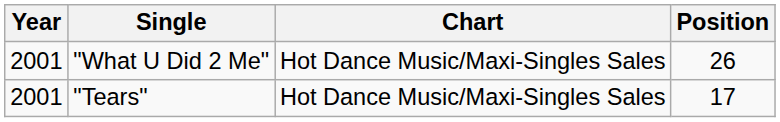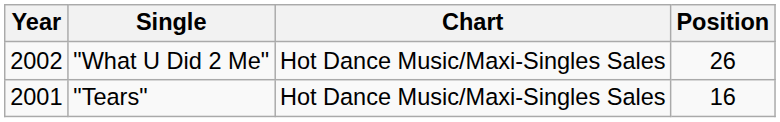(36, 60) 2001 -> (36, 60) 2002
(723, 97) 17 -> (723, 97) 16
